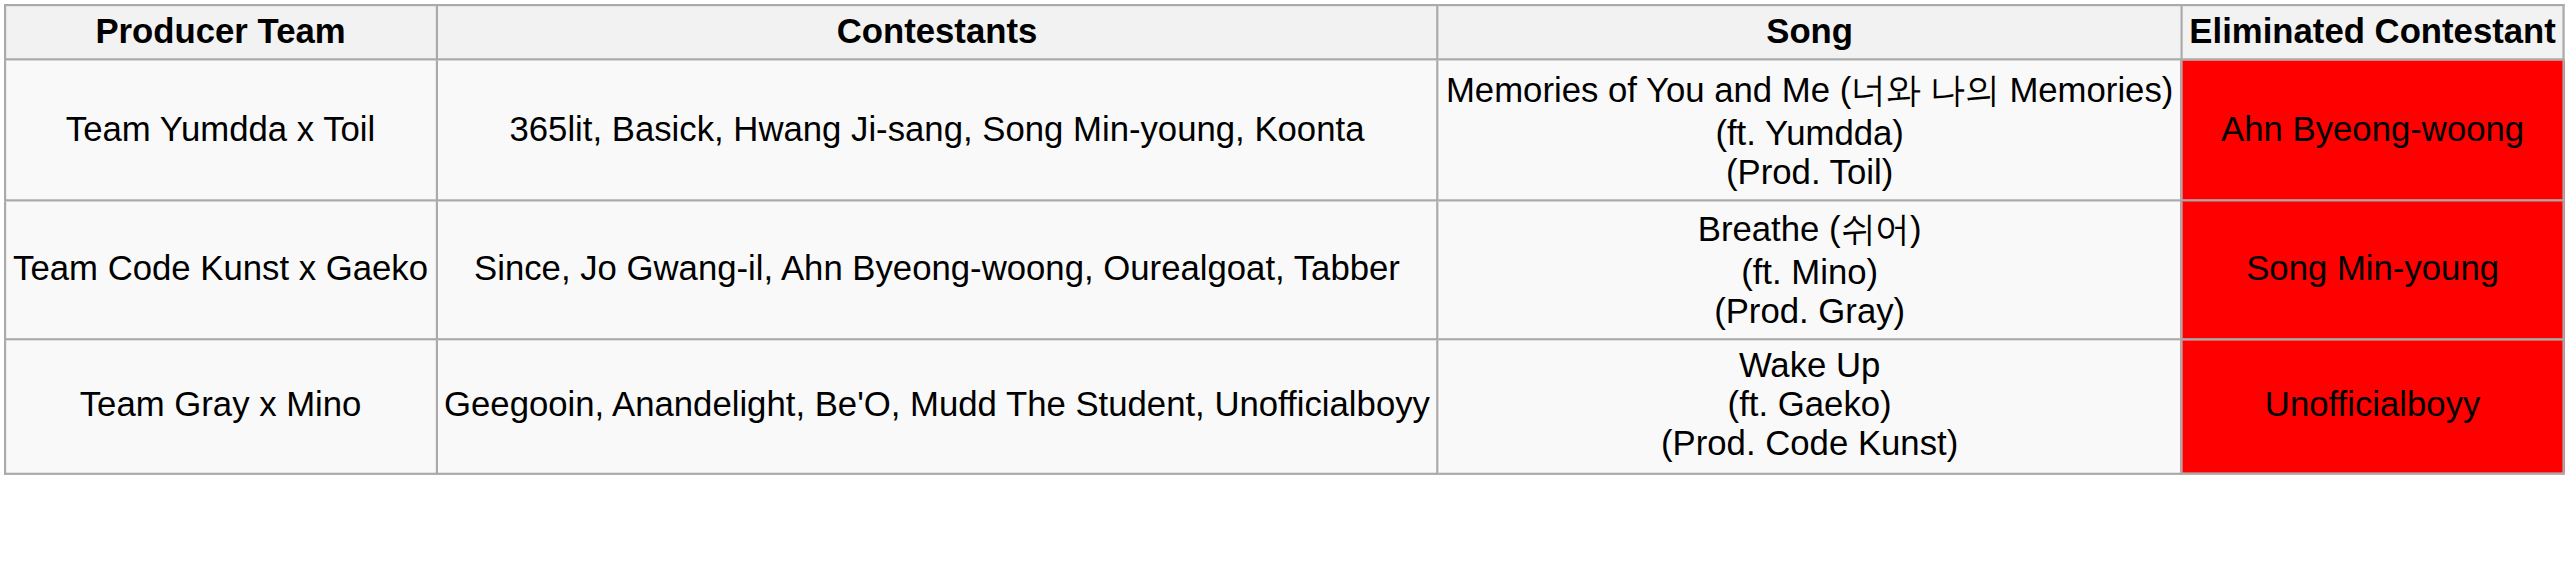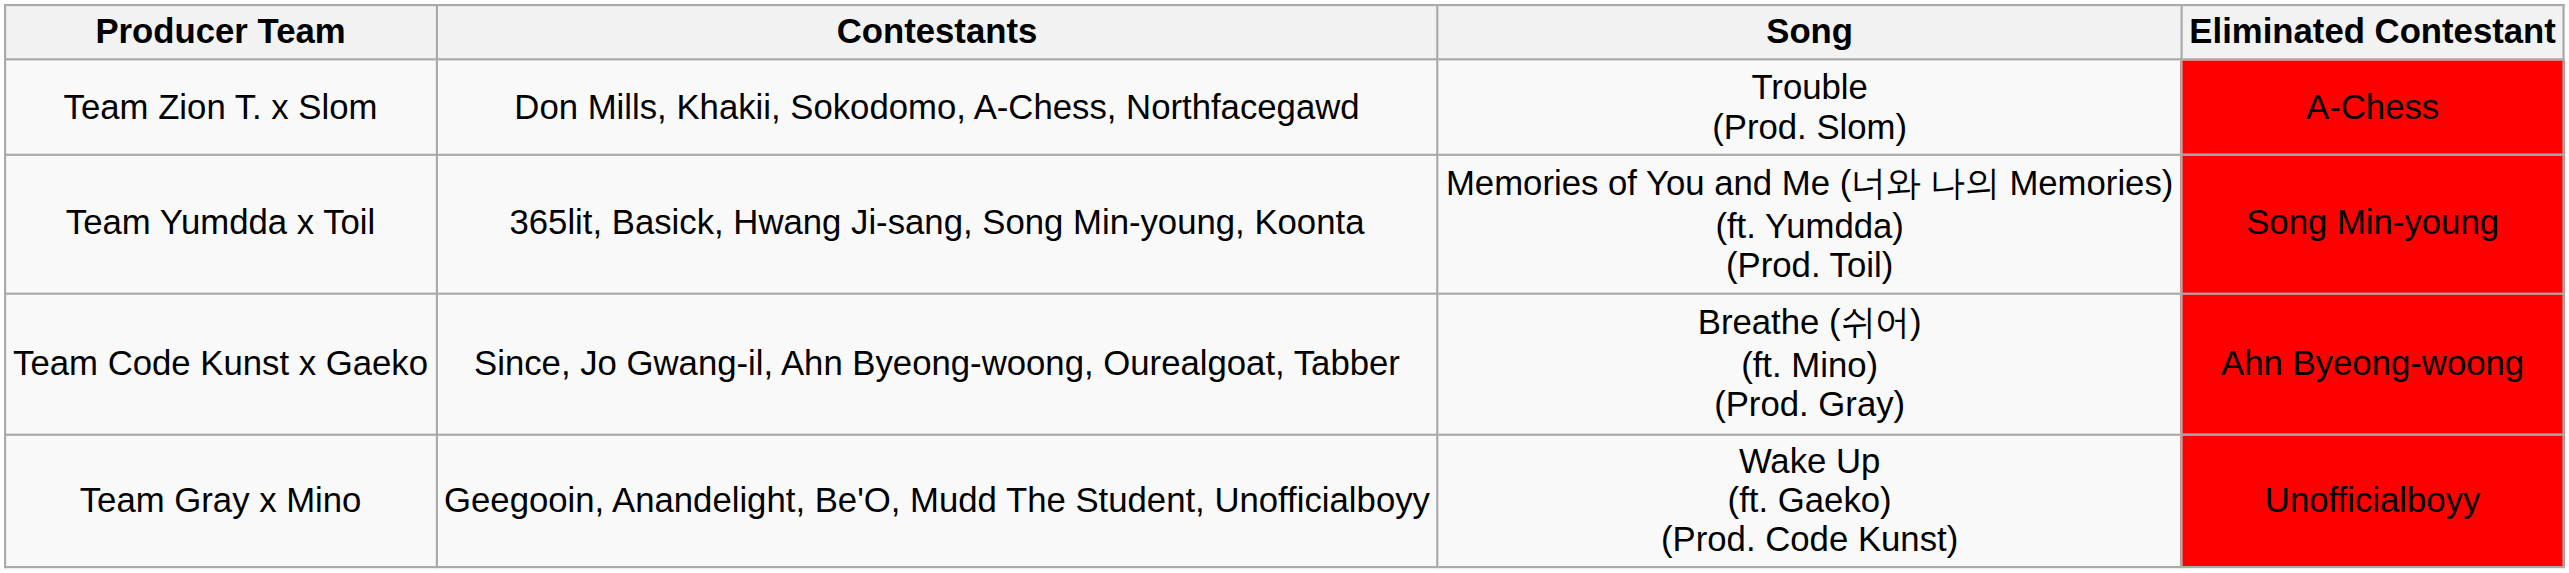+ row: (221, 106)
(2373, 129) Ahn Byeong-woong -> (2373, 223) Song Min-young
(2373, 269) Song Min-young -> (2373, 363) Ahn Byeong-woong
